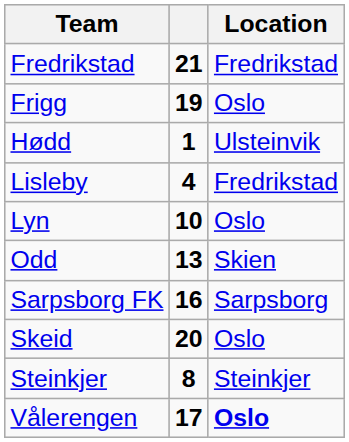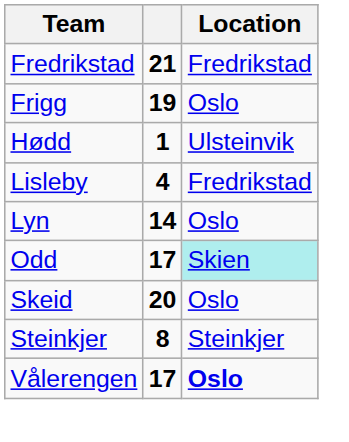(189, 220) 10 -> (163, 220) 14
(189, 260) 13 -> (163, 260) 17
(245, 260) no background -> (219, 260) paleturquoise background
- row: (87, 299)
